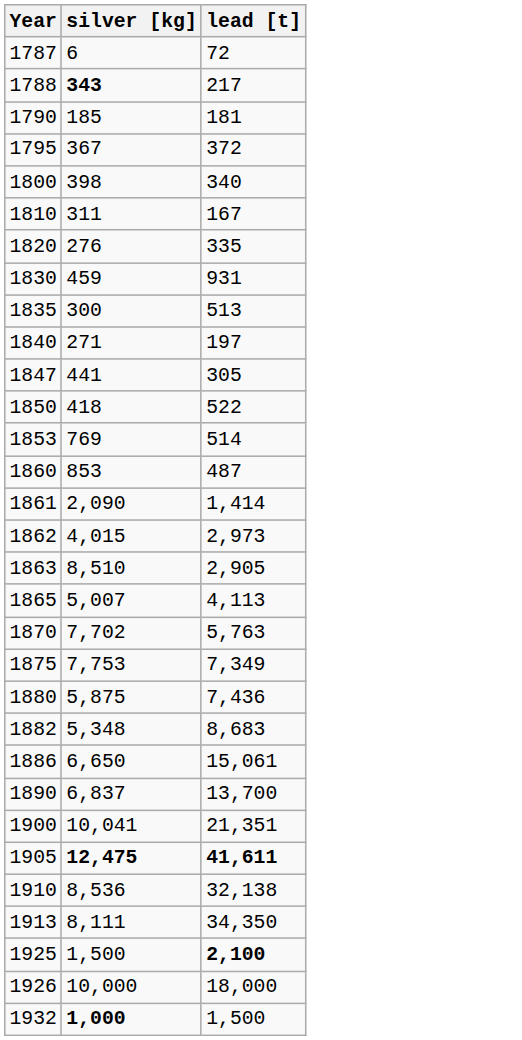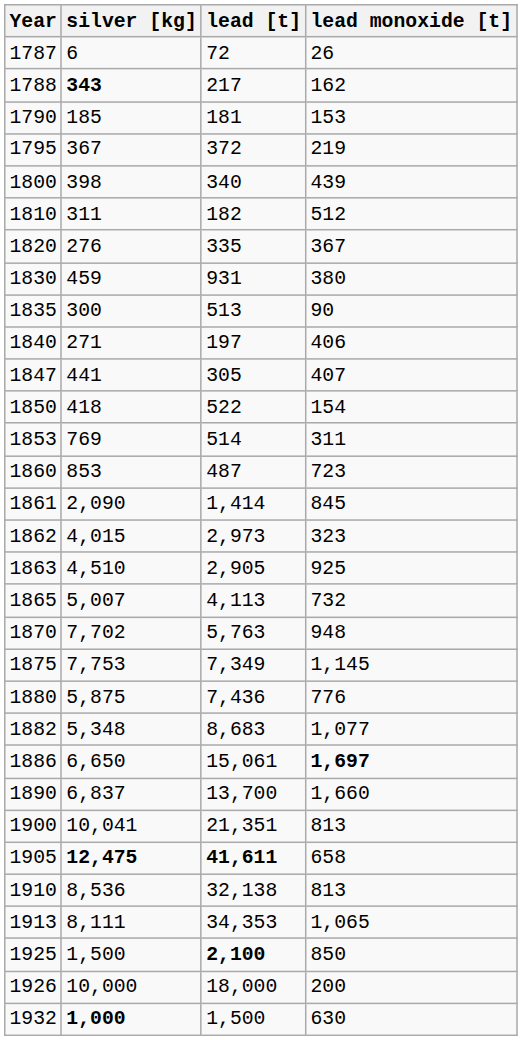+ column: (411, 21)
(224, 214) 167 -> (224, 214) 182
(96, 568) 8,510 -> (96, 568) 4,510
(242, 923) 34,350 -> (242, 923) 34,353
